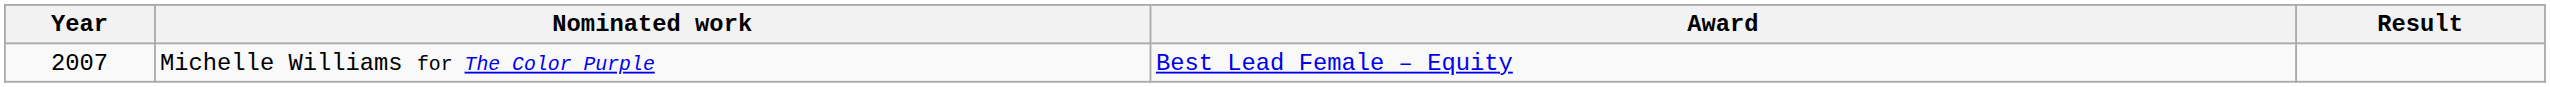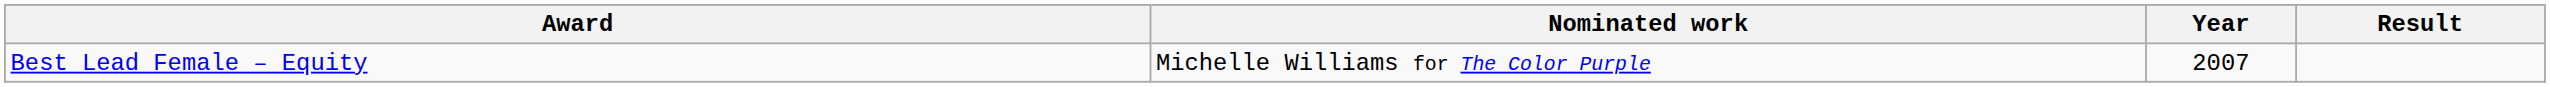columns swapped: (80, 24) <-> (1723, 24)
